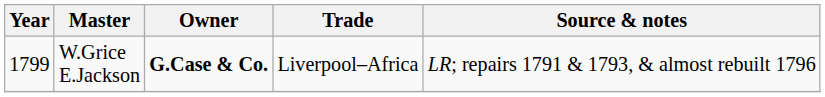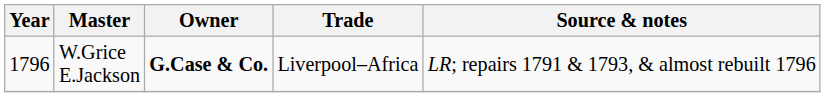(29, 63) 1799 -> (29, 63) 1796
